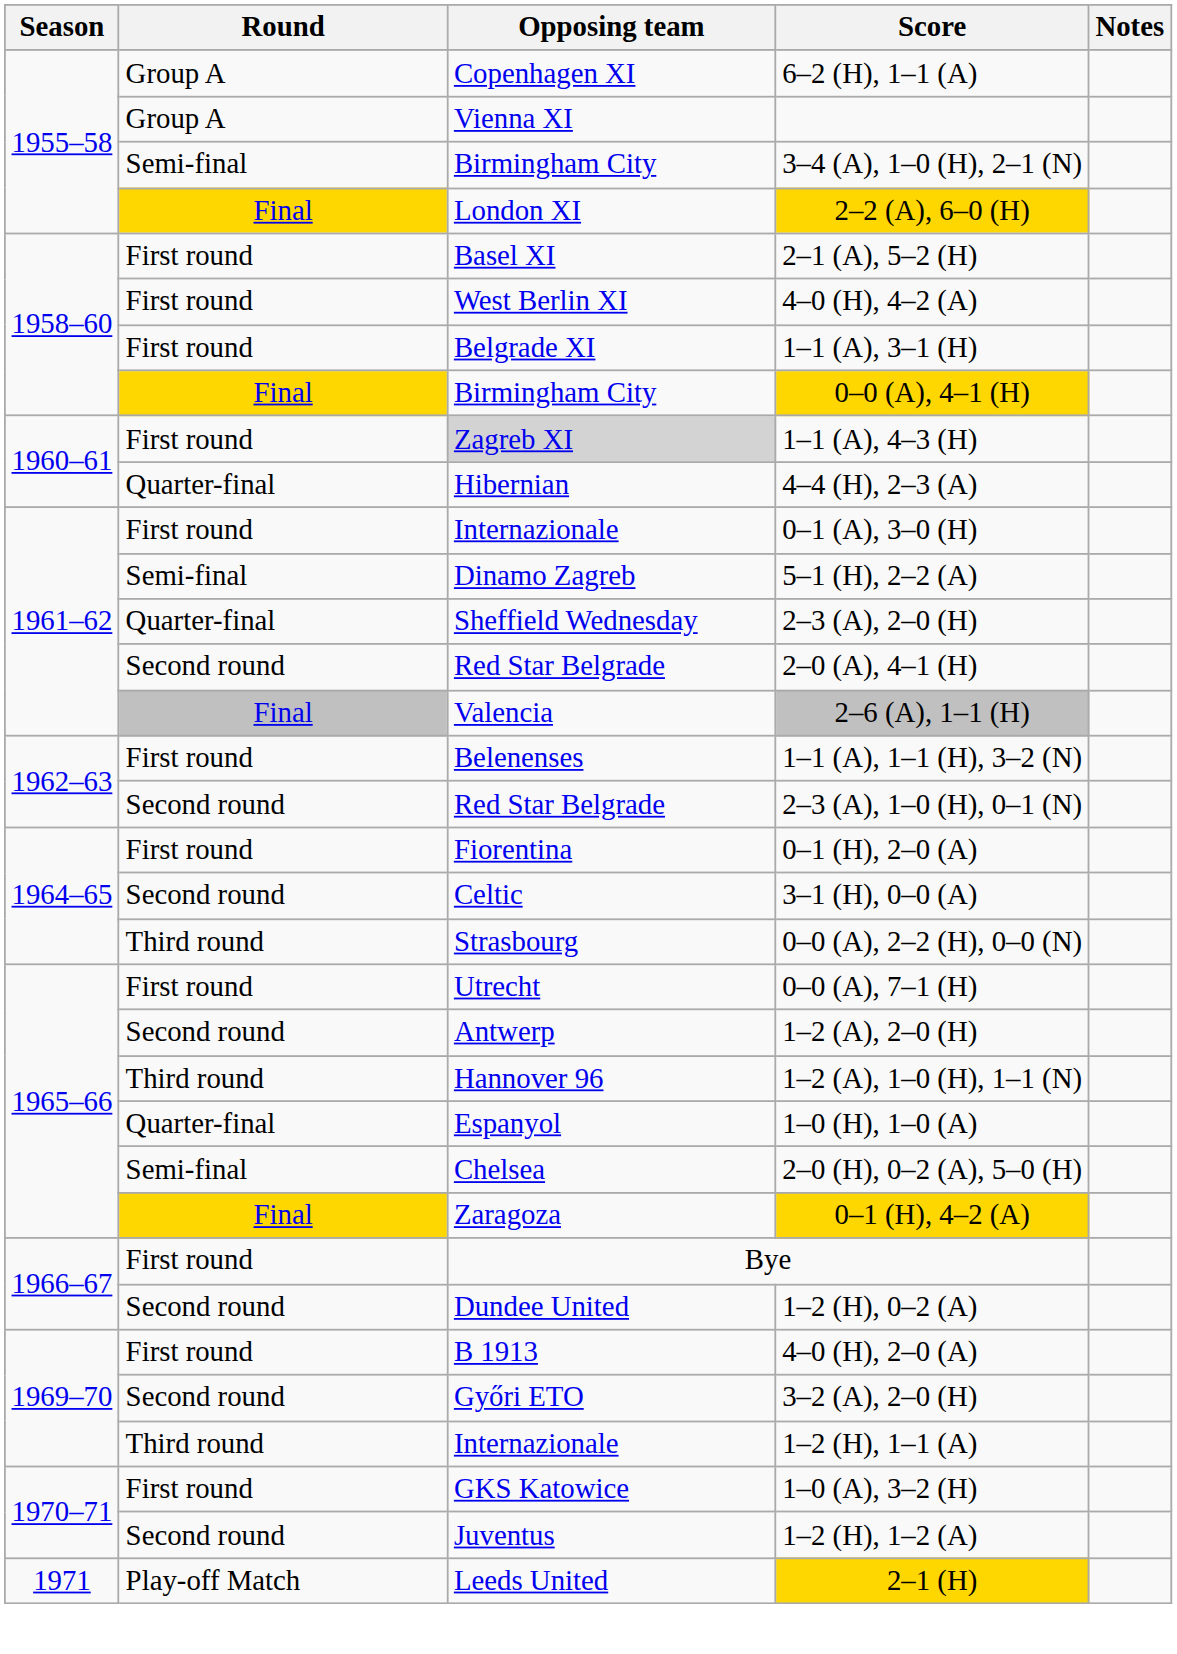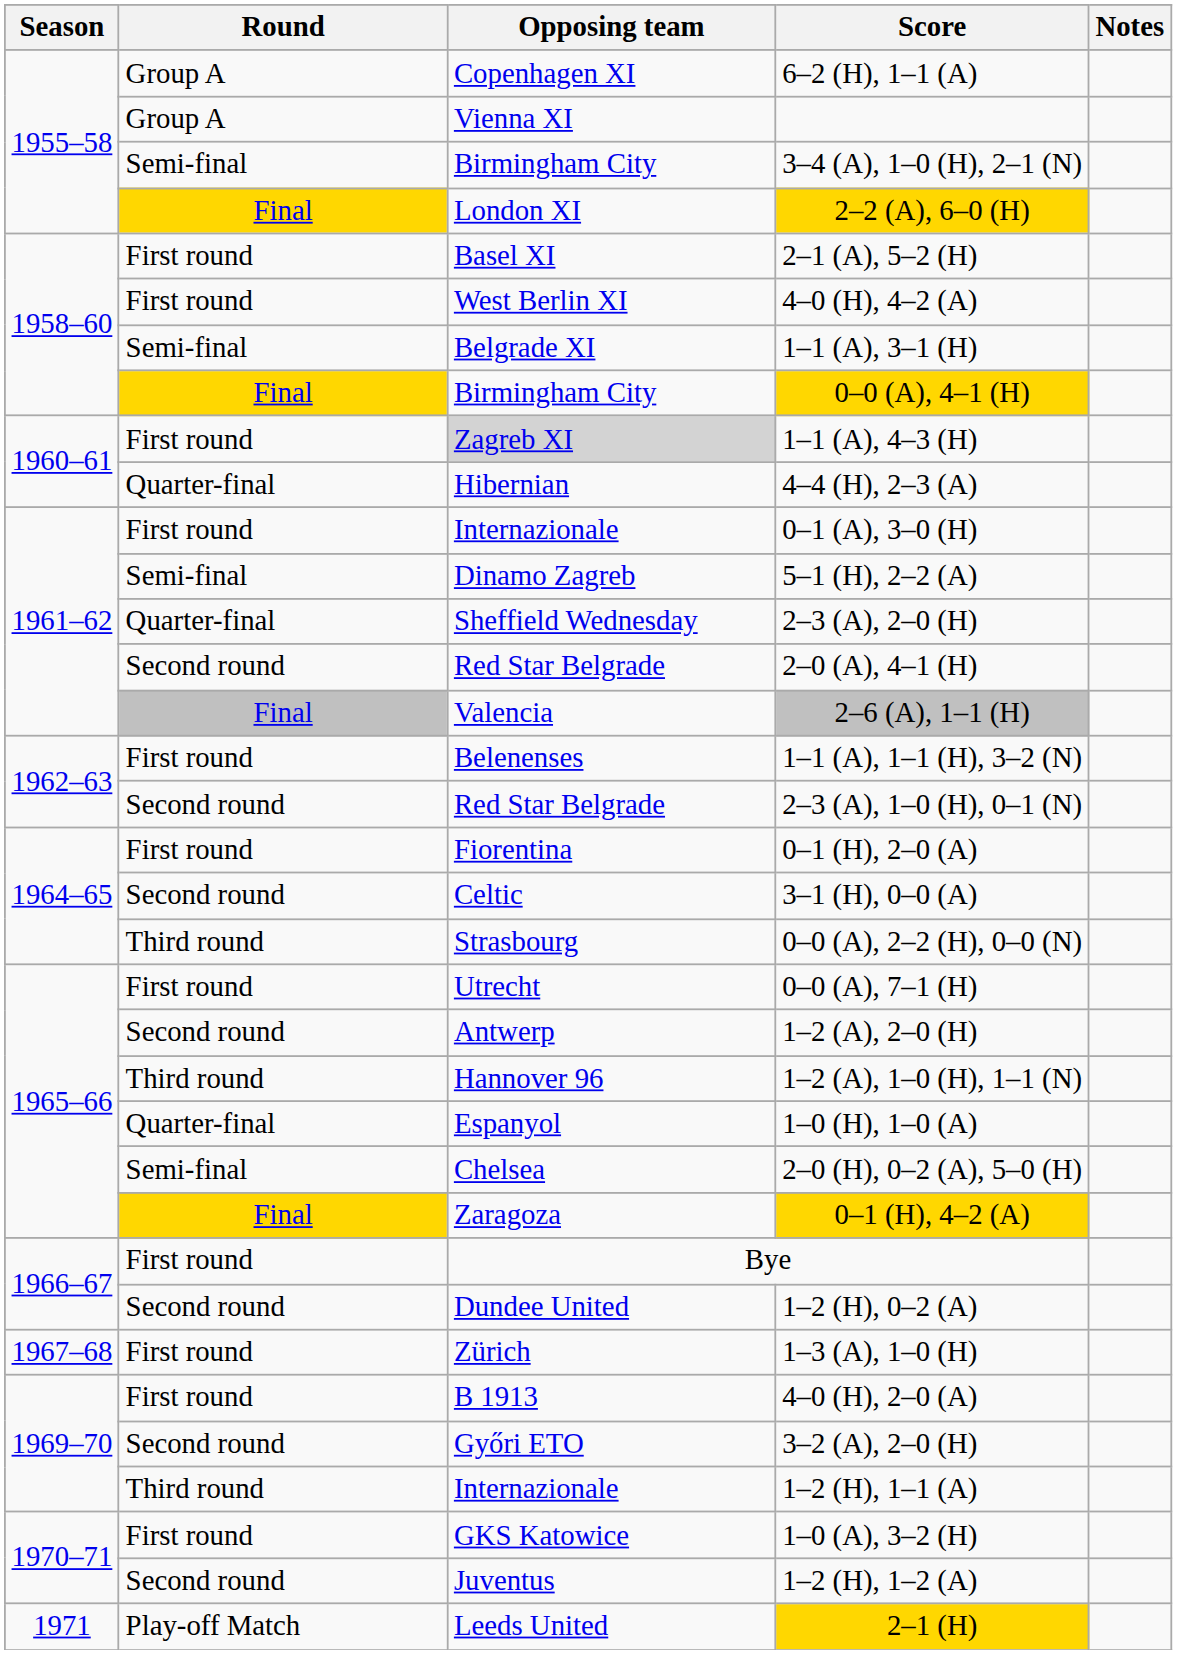(189, 347) First round -> (186, 347) Semi-final
+ row: (880, 1351)
